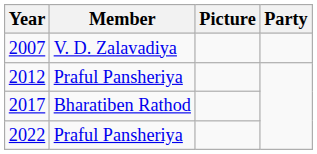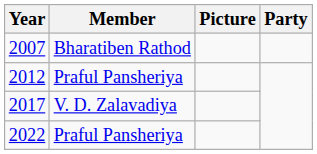(115, 47) V. D. Zalavadiya -> (122, 47) Bharatiben Rathod
(122, 105) Bharatiben Rathod -> (115, 105) V. D. Zalavadiya
